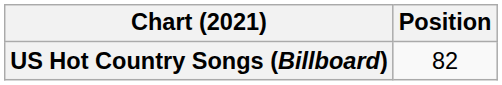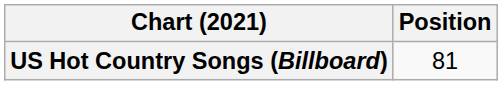(445, 60) 82 -> (445, 60) 81
